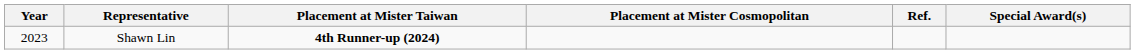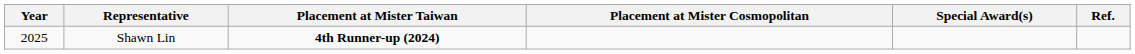columns swapped: (1038, 15) <-> (919, 15)
(34, 37) 2023 -> (34, 37) 2025
